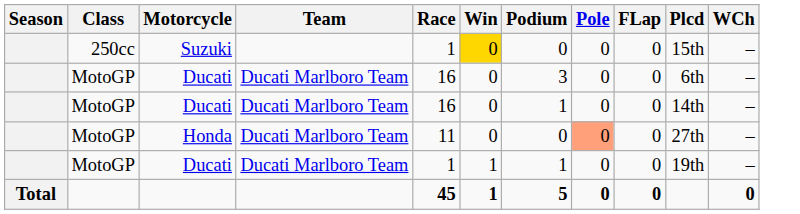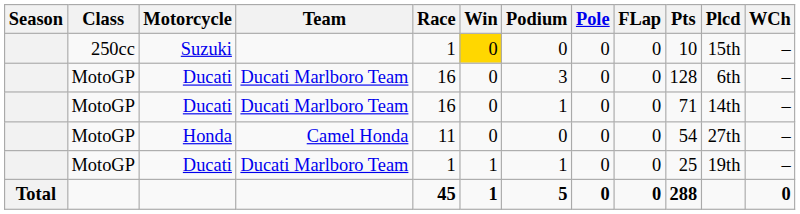+ column: (683, 19)
(324, 135) Ducati Marlboro Team -> (358, 135) Camel Honda
(605, 135) lightsalmon background -> (605, 135) no background
